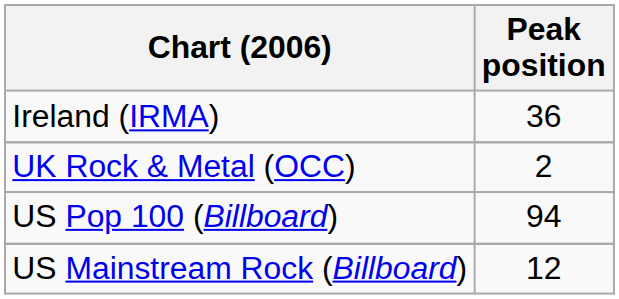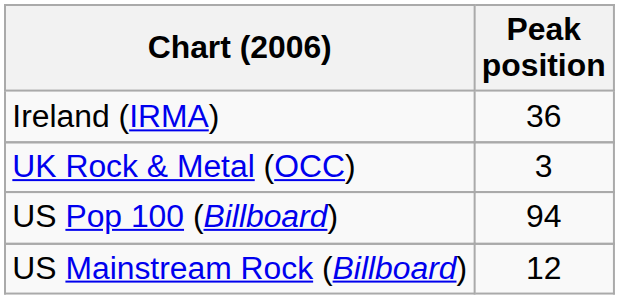(544, 166) 2 -> (544, 166) 3
